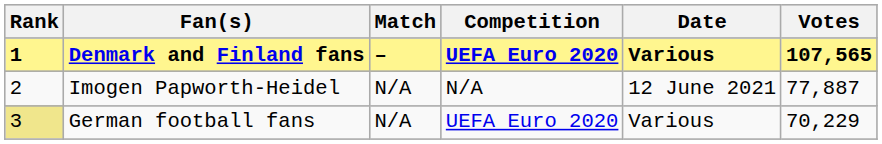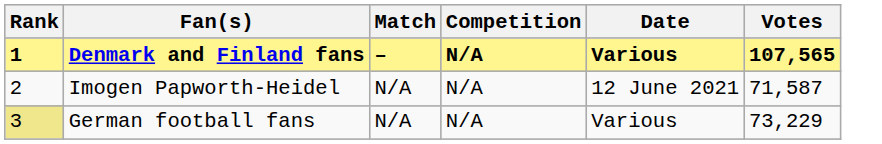(532, 55) UEFA Euro 2020 -> (464, 55) N/A
(823, 88) 77,887 -> (786, 88) 71,587
(532, 122) UEFA Euro 2020 -> (464, 122) N/A
(823, 122) 70,229 -> (786, 122) 73,229
